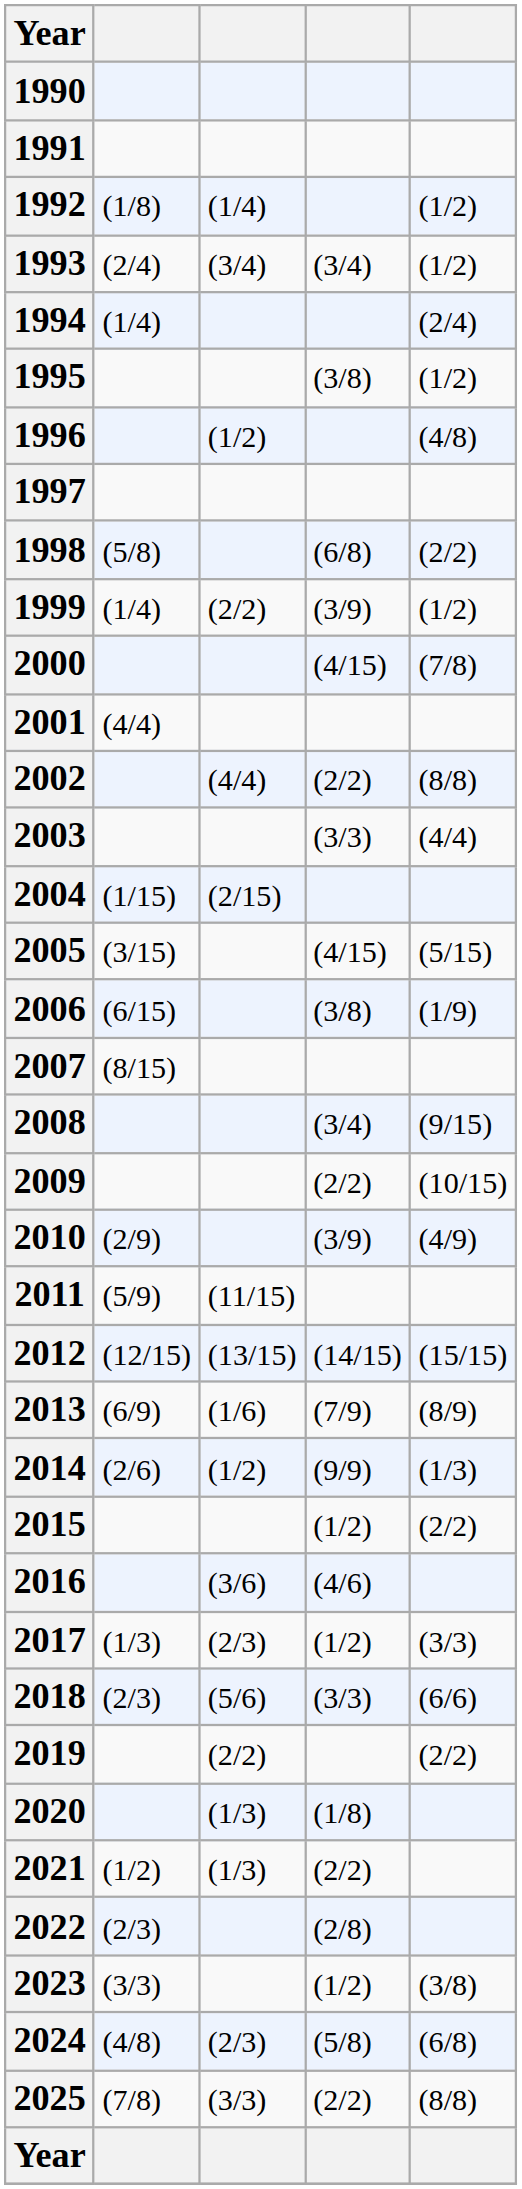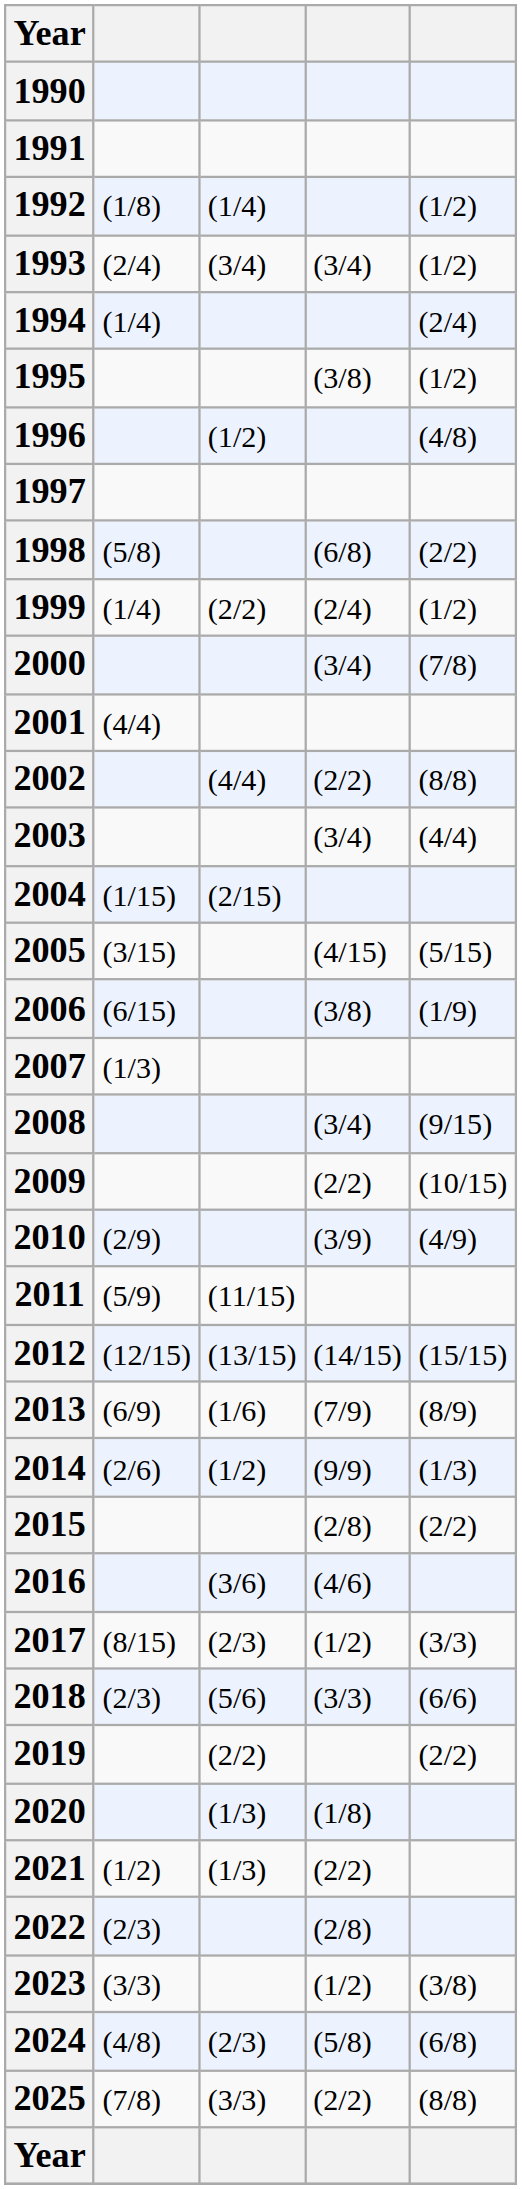(342, 608) (3/9) -> (342, 608) (2/4)
(350, 666) (4/15) -> (342, 666) (3/4)
(342, 838) (3/3) -> (342, 838) (3/4)
(139, 1067) (8/15) -> (132, 1067) (1/3)
(342, 1526) (1/2) -> (342, 1526) (2/8)
(132, 1641) (1/3) -> (139, 1641) (8/15)
